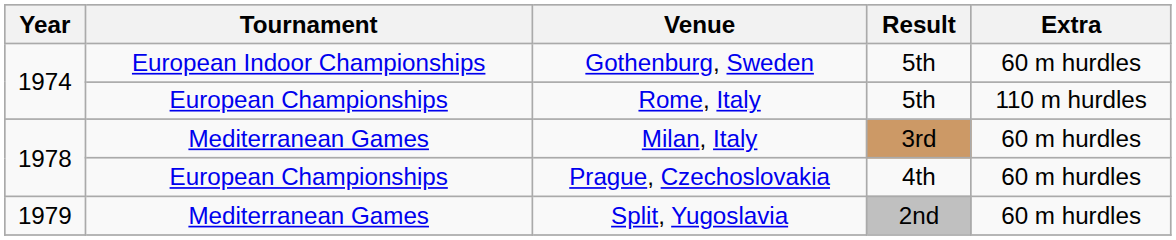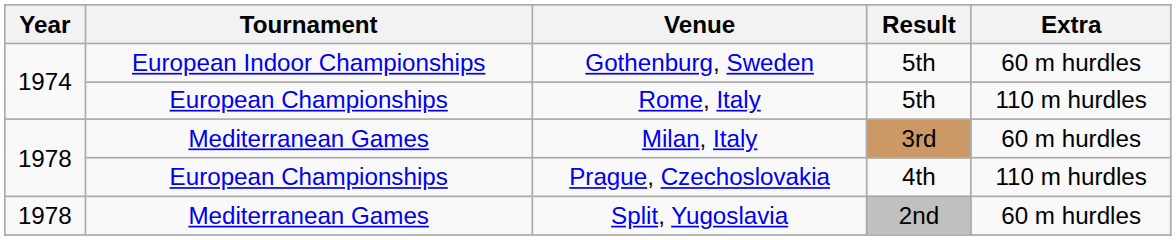(1071, 177) 60 m hurdles -> (1071, 177) 110 m hurdles
(45, 215) 1979 -> (45, 215) 1978
